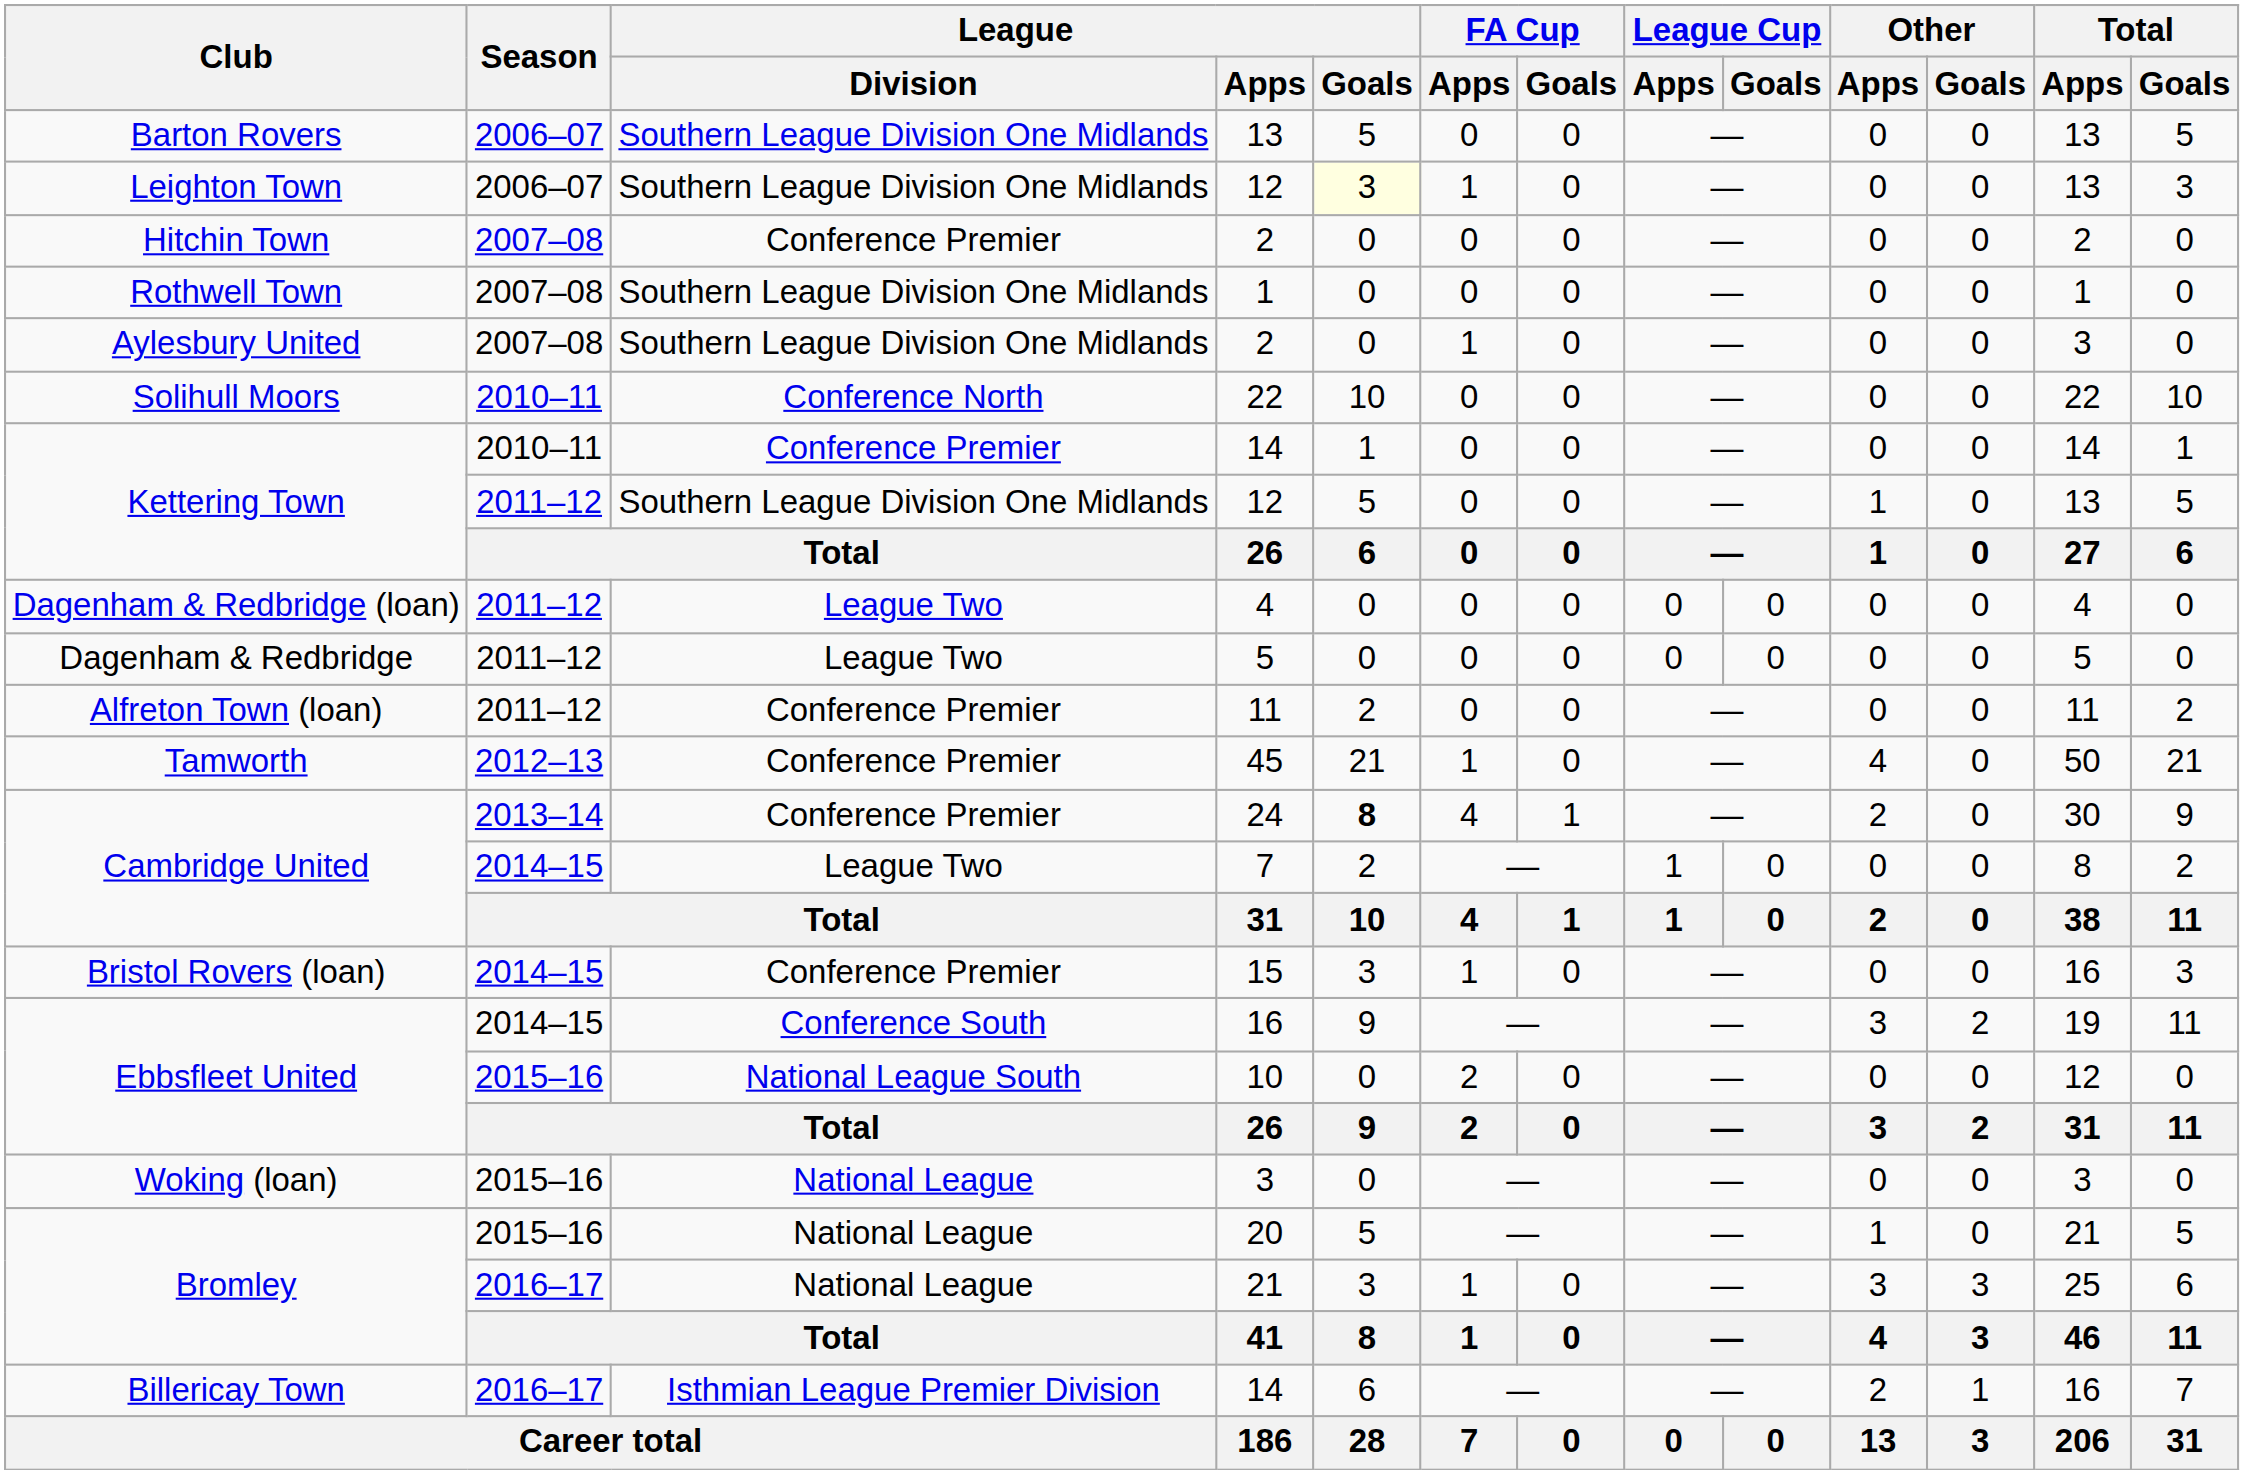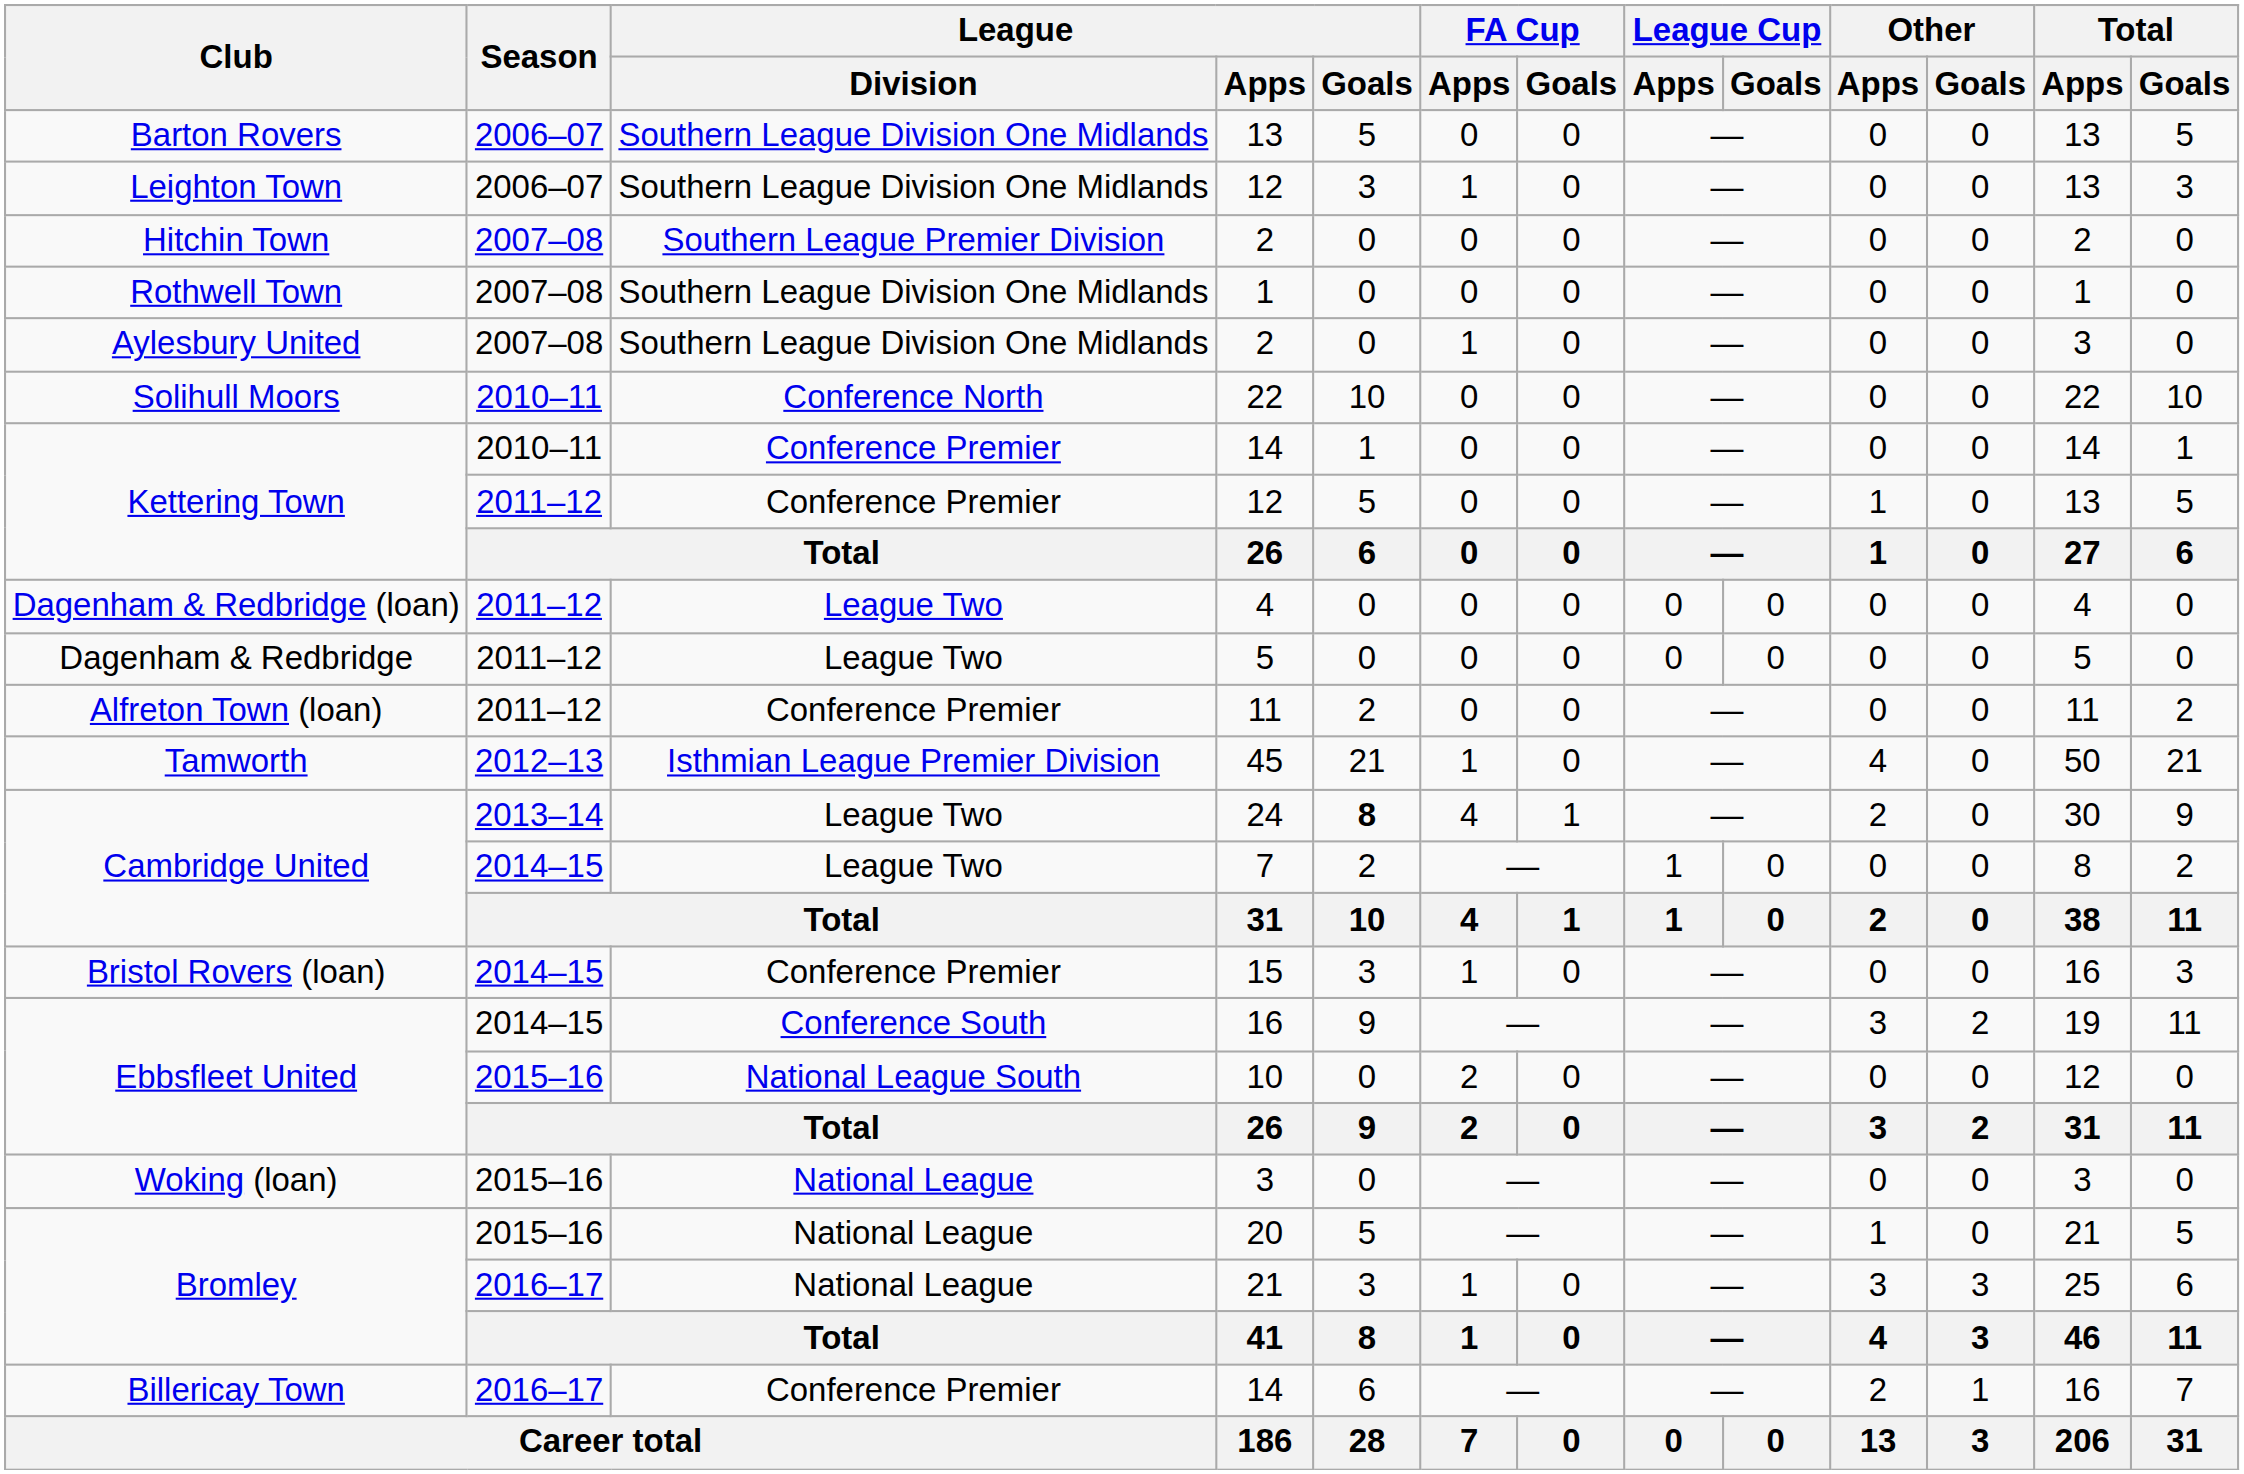(1367, 187) lightyellow background -> (1367, 187) no background
(913, 239) Conference Premier -> (913, 239) Southern League Premier Division
(913, 501) Southern League Division One Midlands -> (913, 501) Conference Premier
(913, 762) Conference Premier -> (913, 762) Isthmian League Premier Division
(913, 814) Conference Premier -> (913, 814) League Two
(913, 1389) Isthmian League Premier Division -> (913, 1389) Conference Premier
